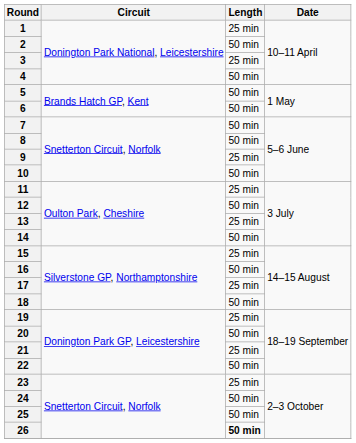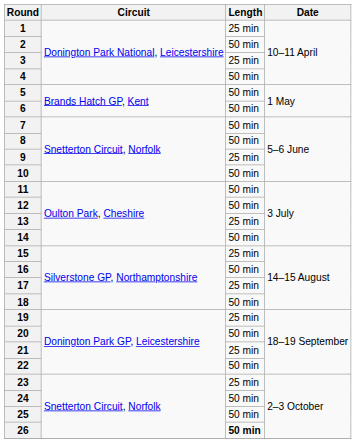(244, 189) 25 min -> (244, 189) 50 min
